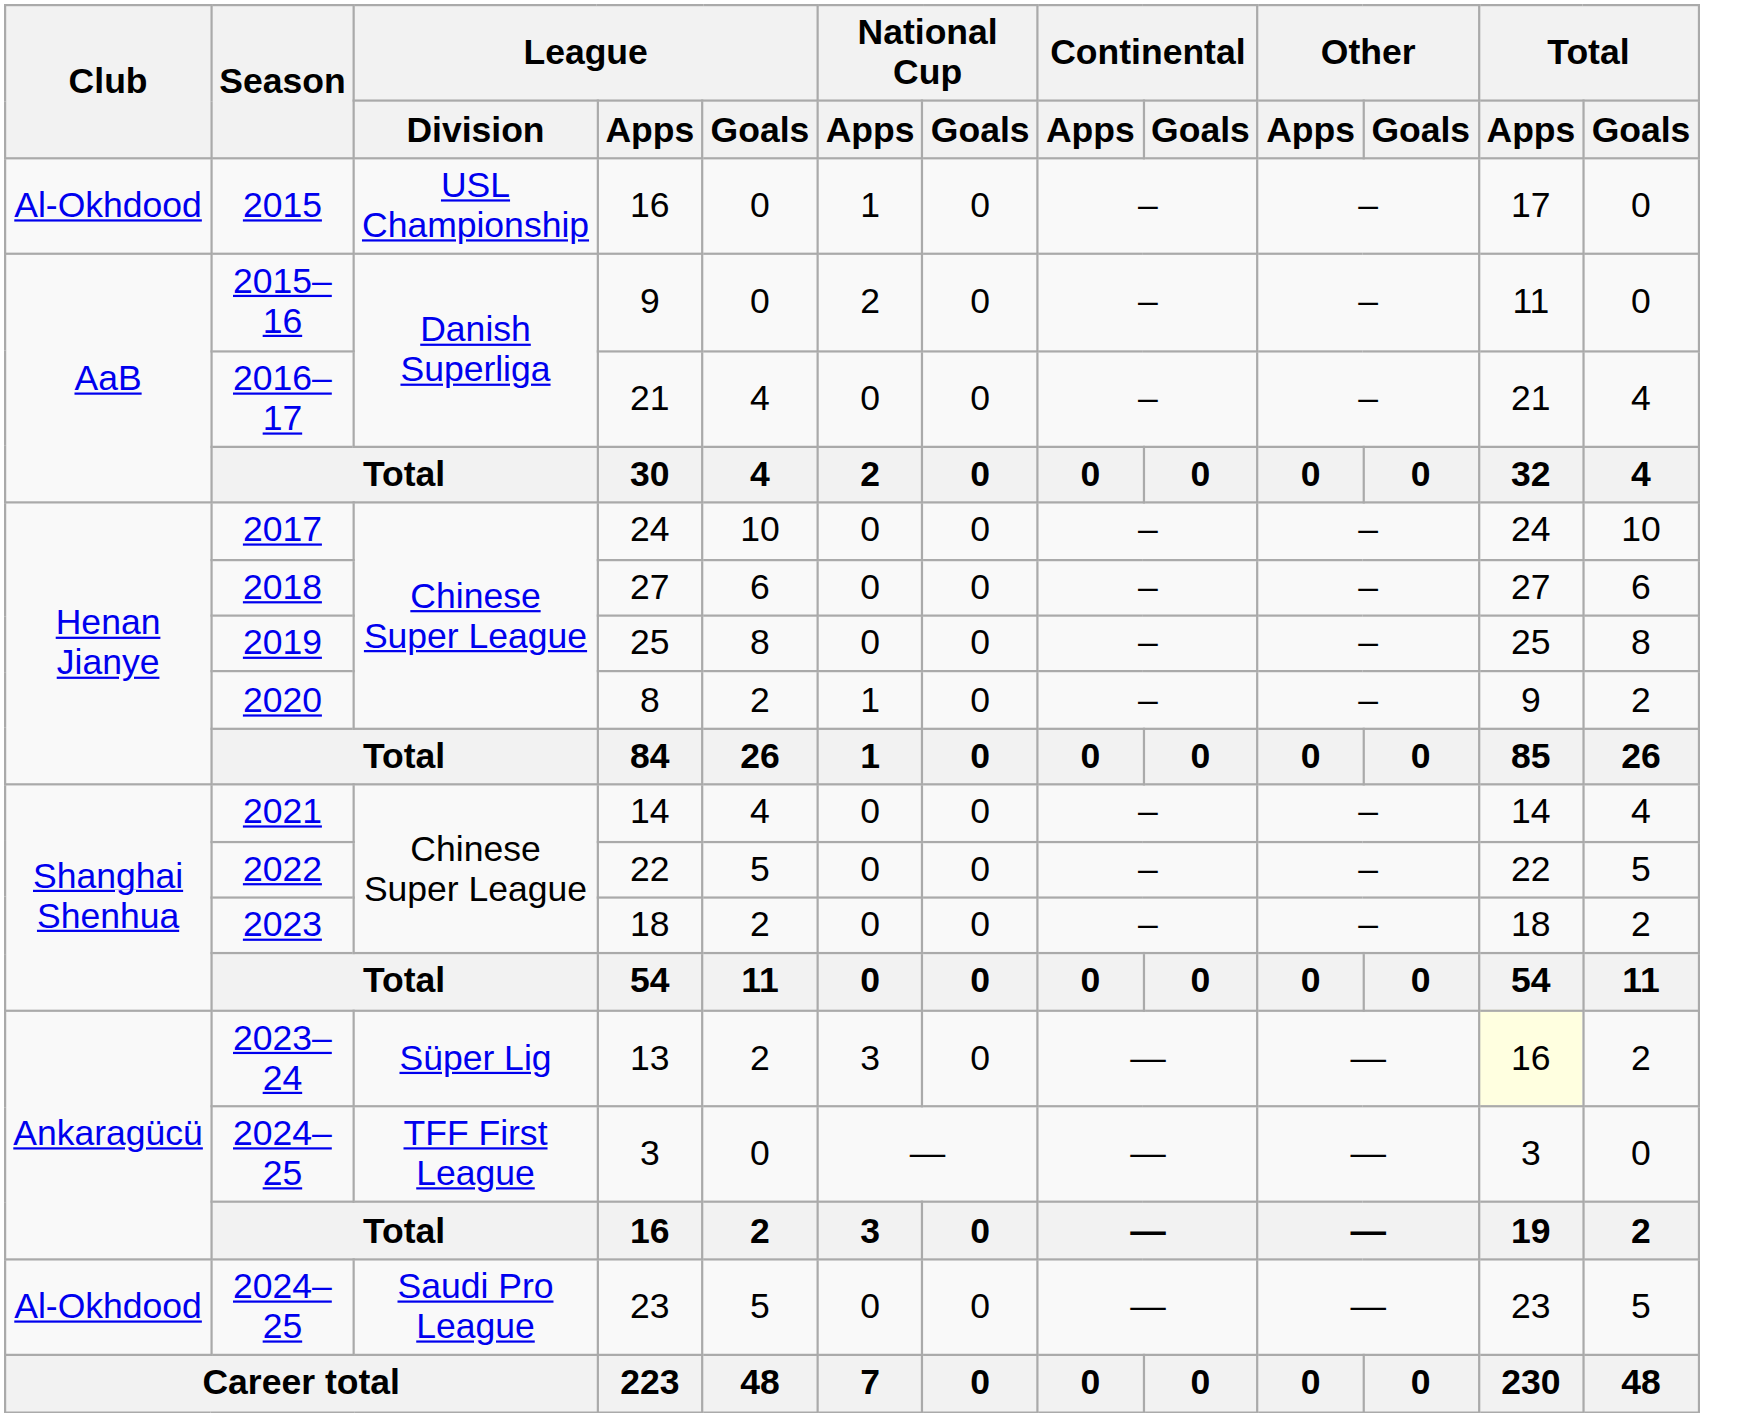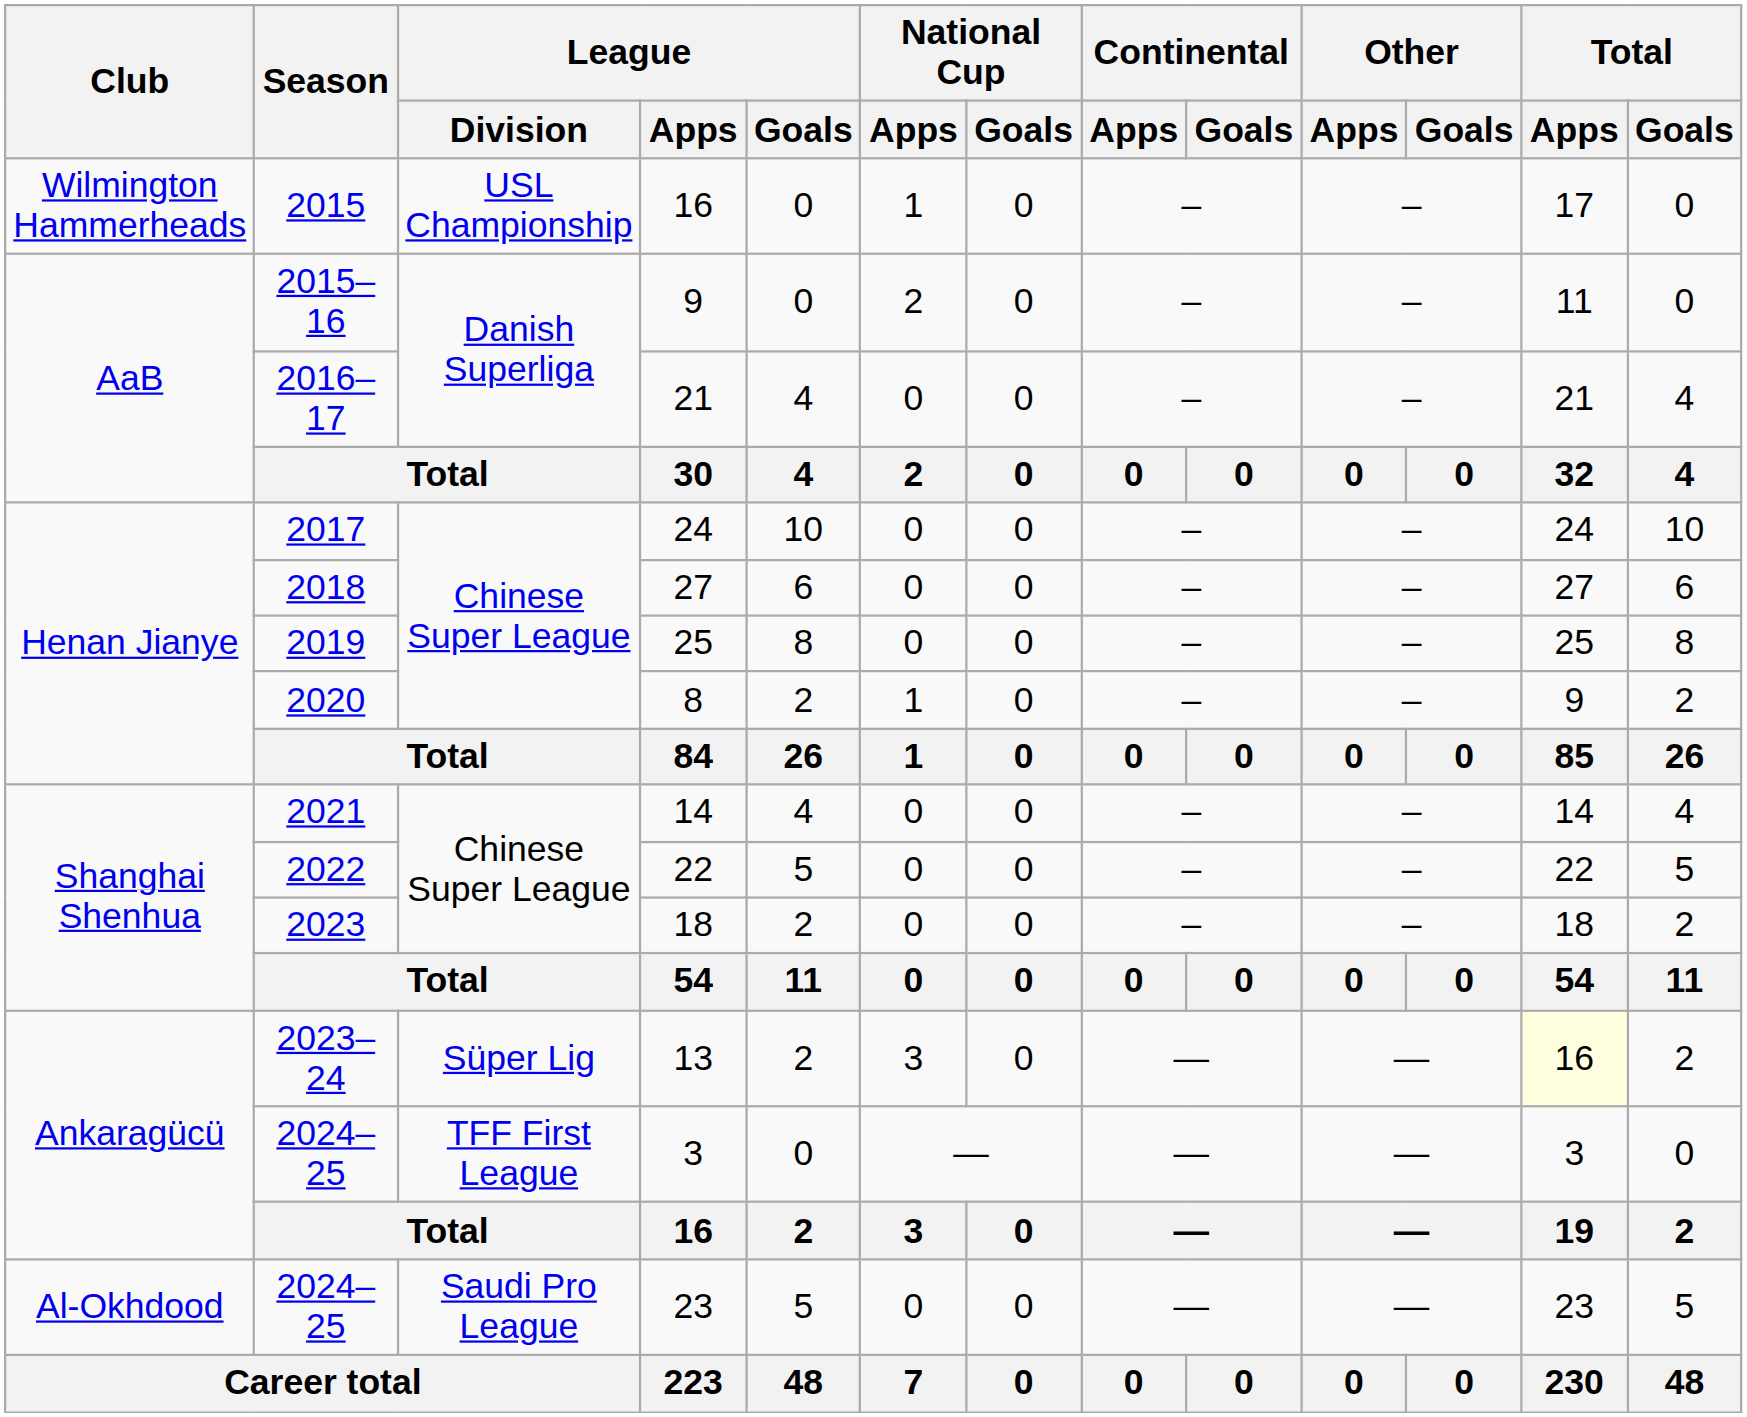(108, 205) Al-Okhdood -> (130, 205) Wilmington Hammerheads
